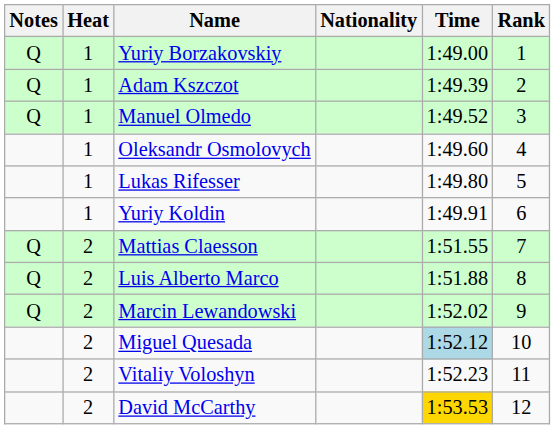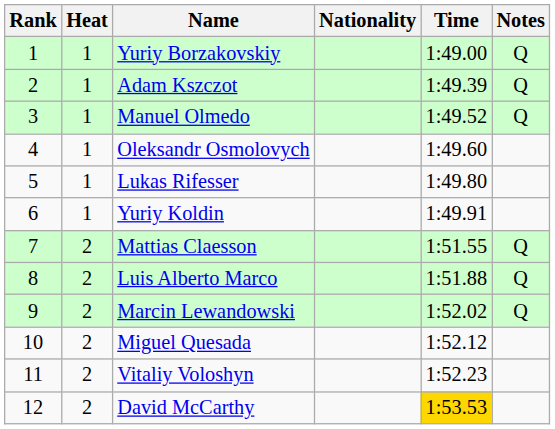columns swapped: (521, 20) <-> (34, 20)
(457, 342) lightblue background -> (456, 342) no background
